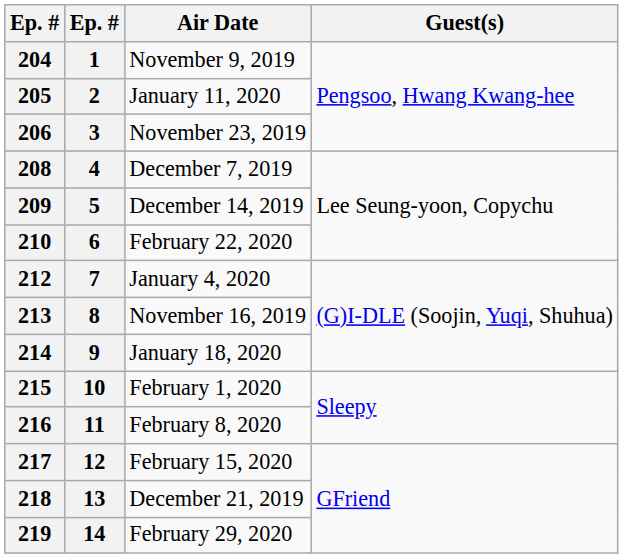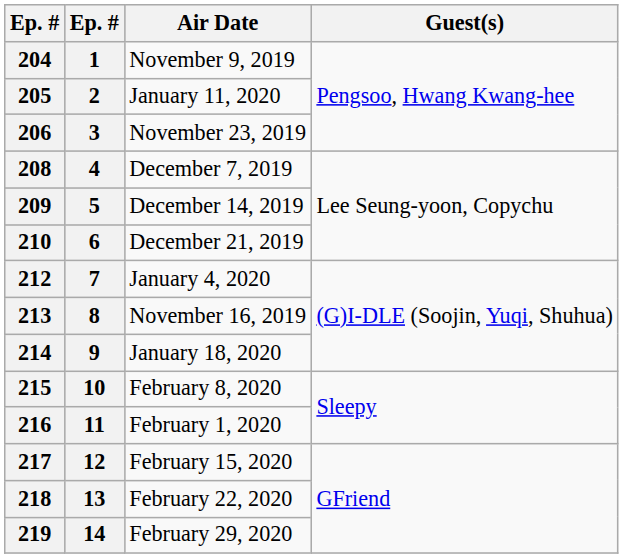(211, 242) February 22, 2020 -> (216, 242) December 21, 2019
(205, 388) February 1, 2020 -> (205, 388) February 8, 2020
(205, 425) February 8, 2020 -> (205, 425) February 1, 2020
(216, 498) December 21, 2019 -> (211, 498) February 22, 2020
